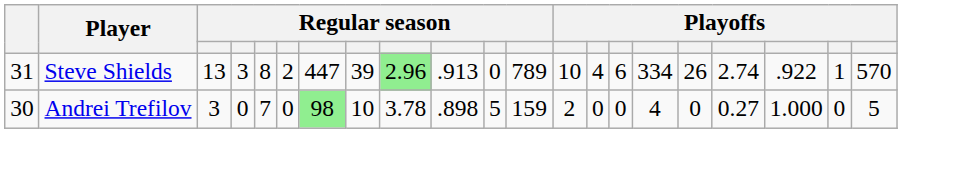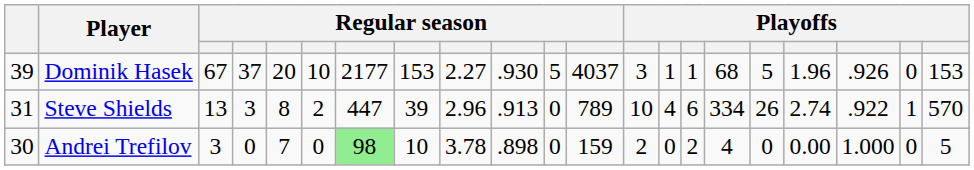+ row: (119, 71)
(406, 71) lightgreen background -> (466, 108) no background
(495, 108) 5 -> (555, 145) 0
(621, 108) 0 -> (692, 145) 2
(738, 108) 0.27 -> (810, 145) 0.00
